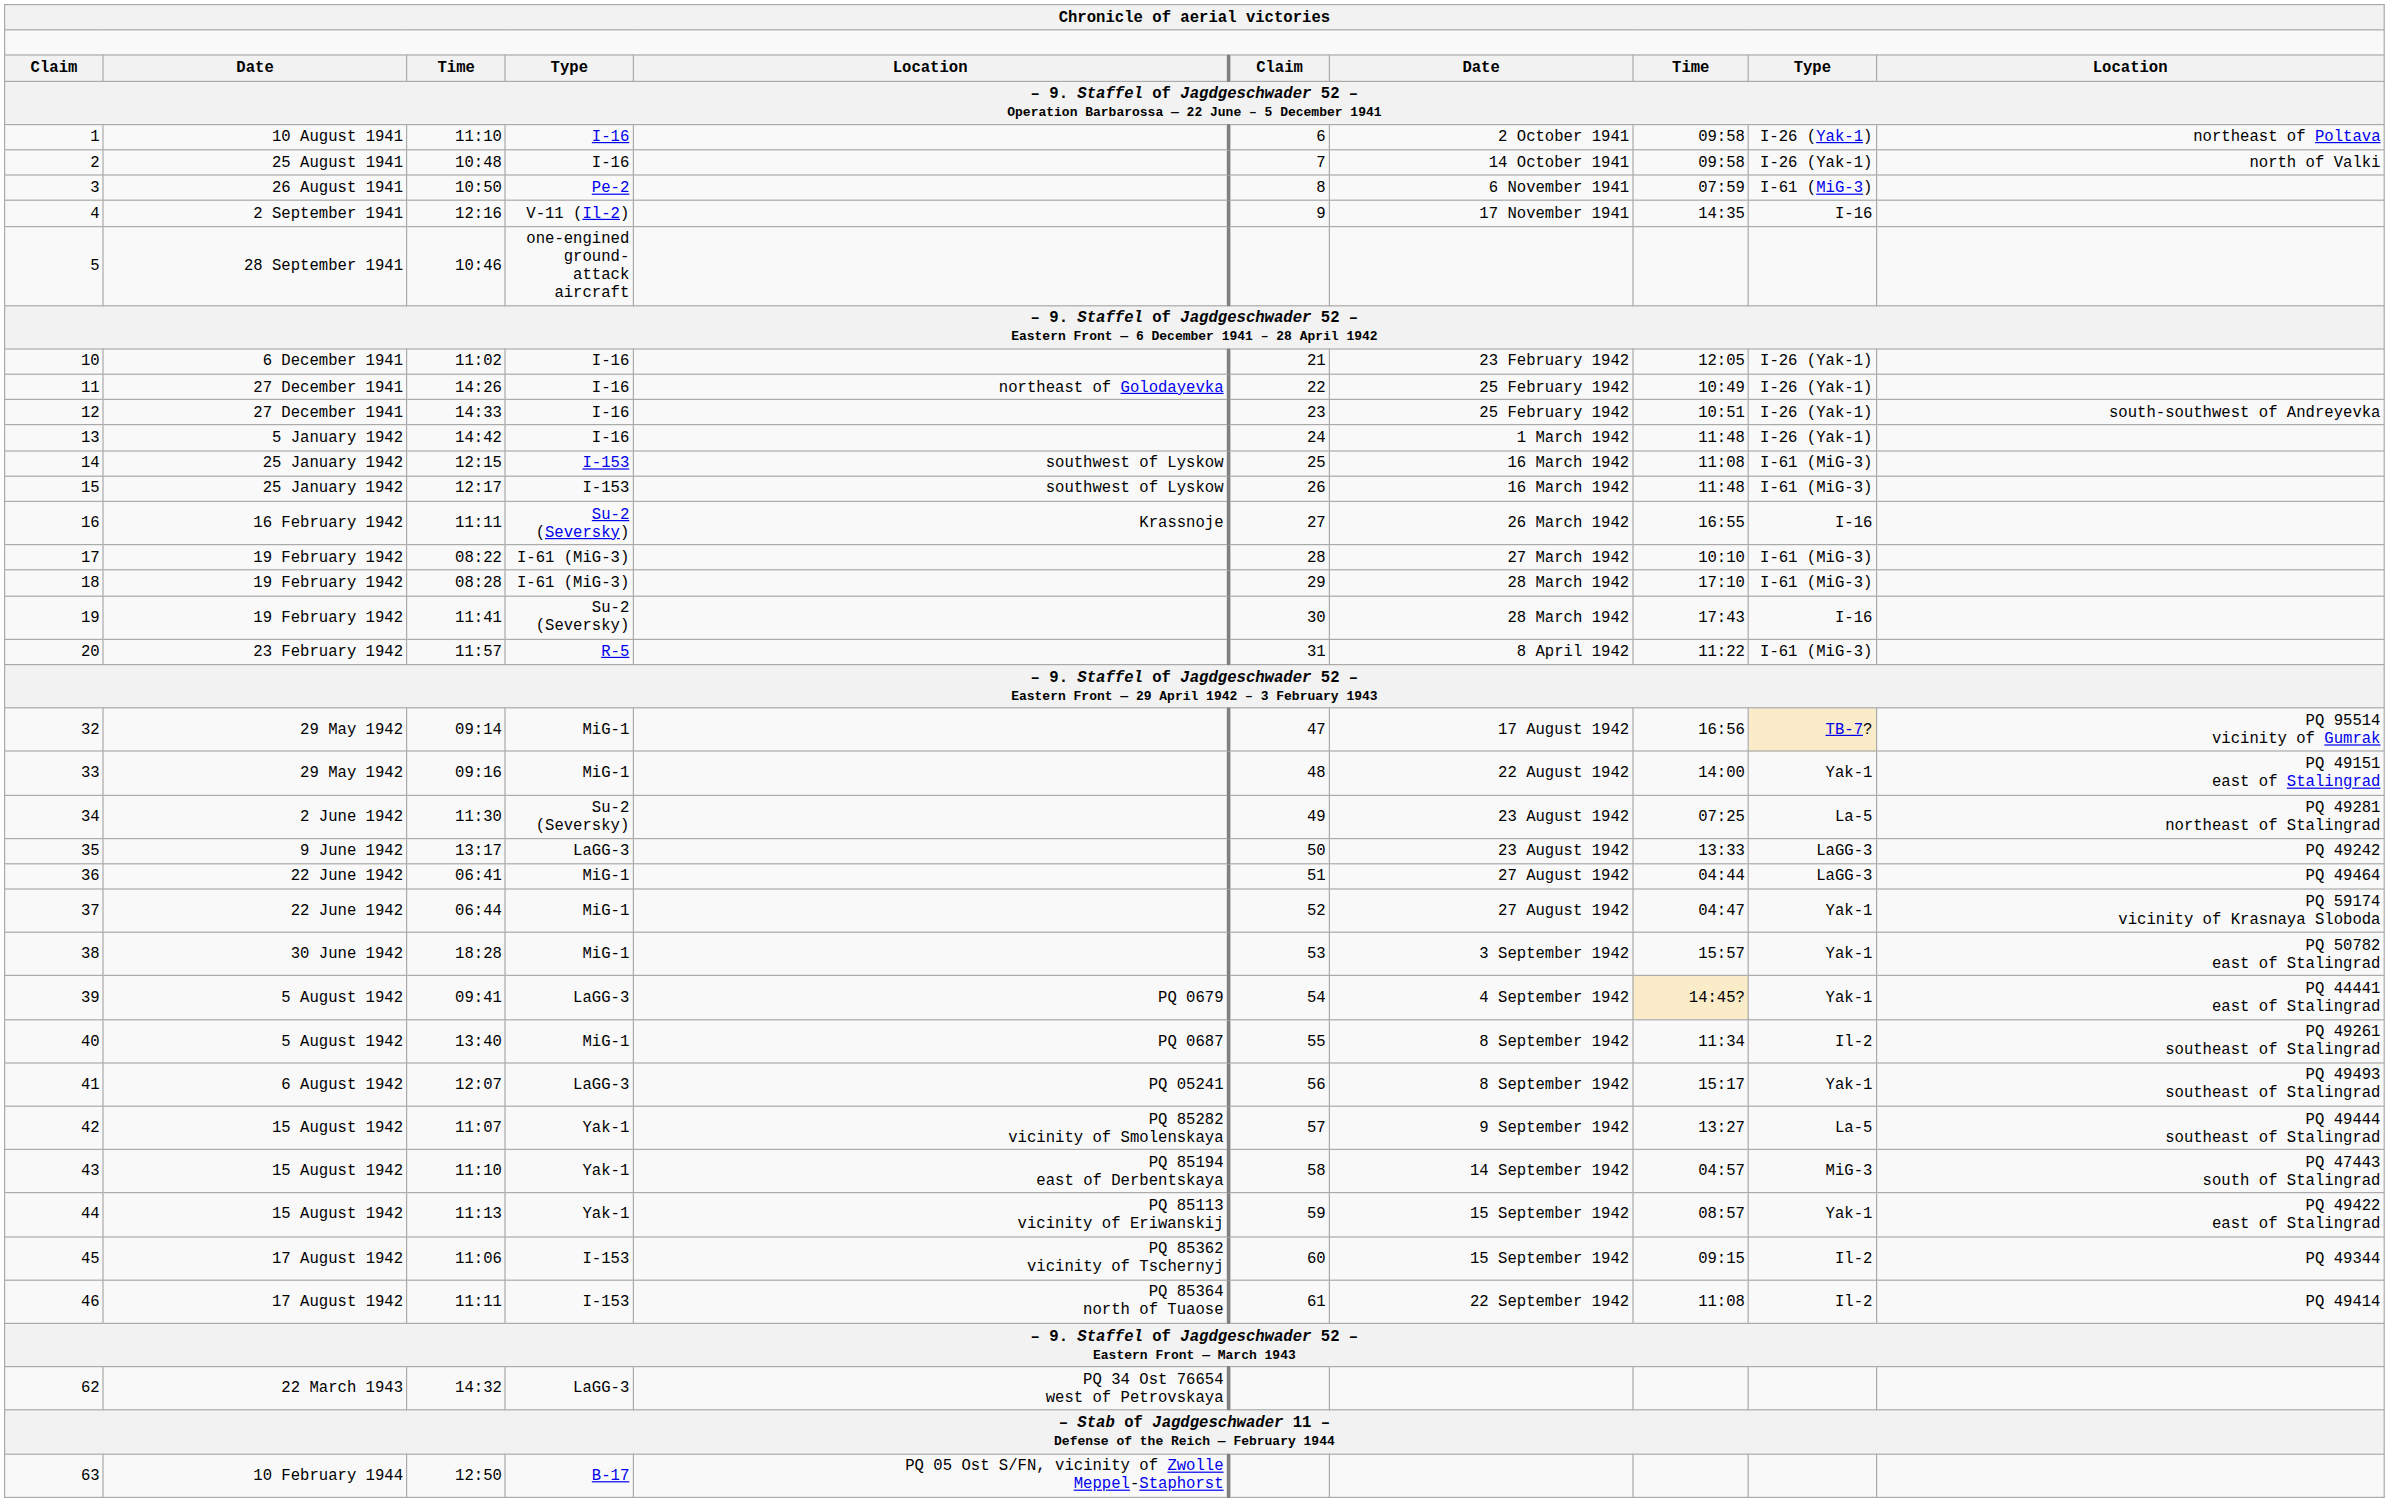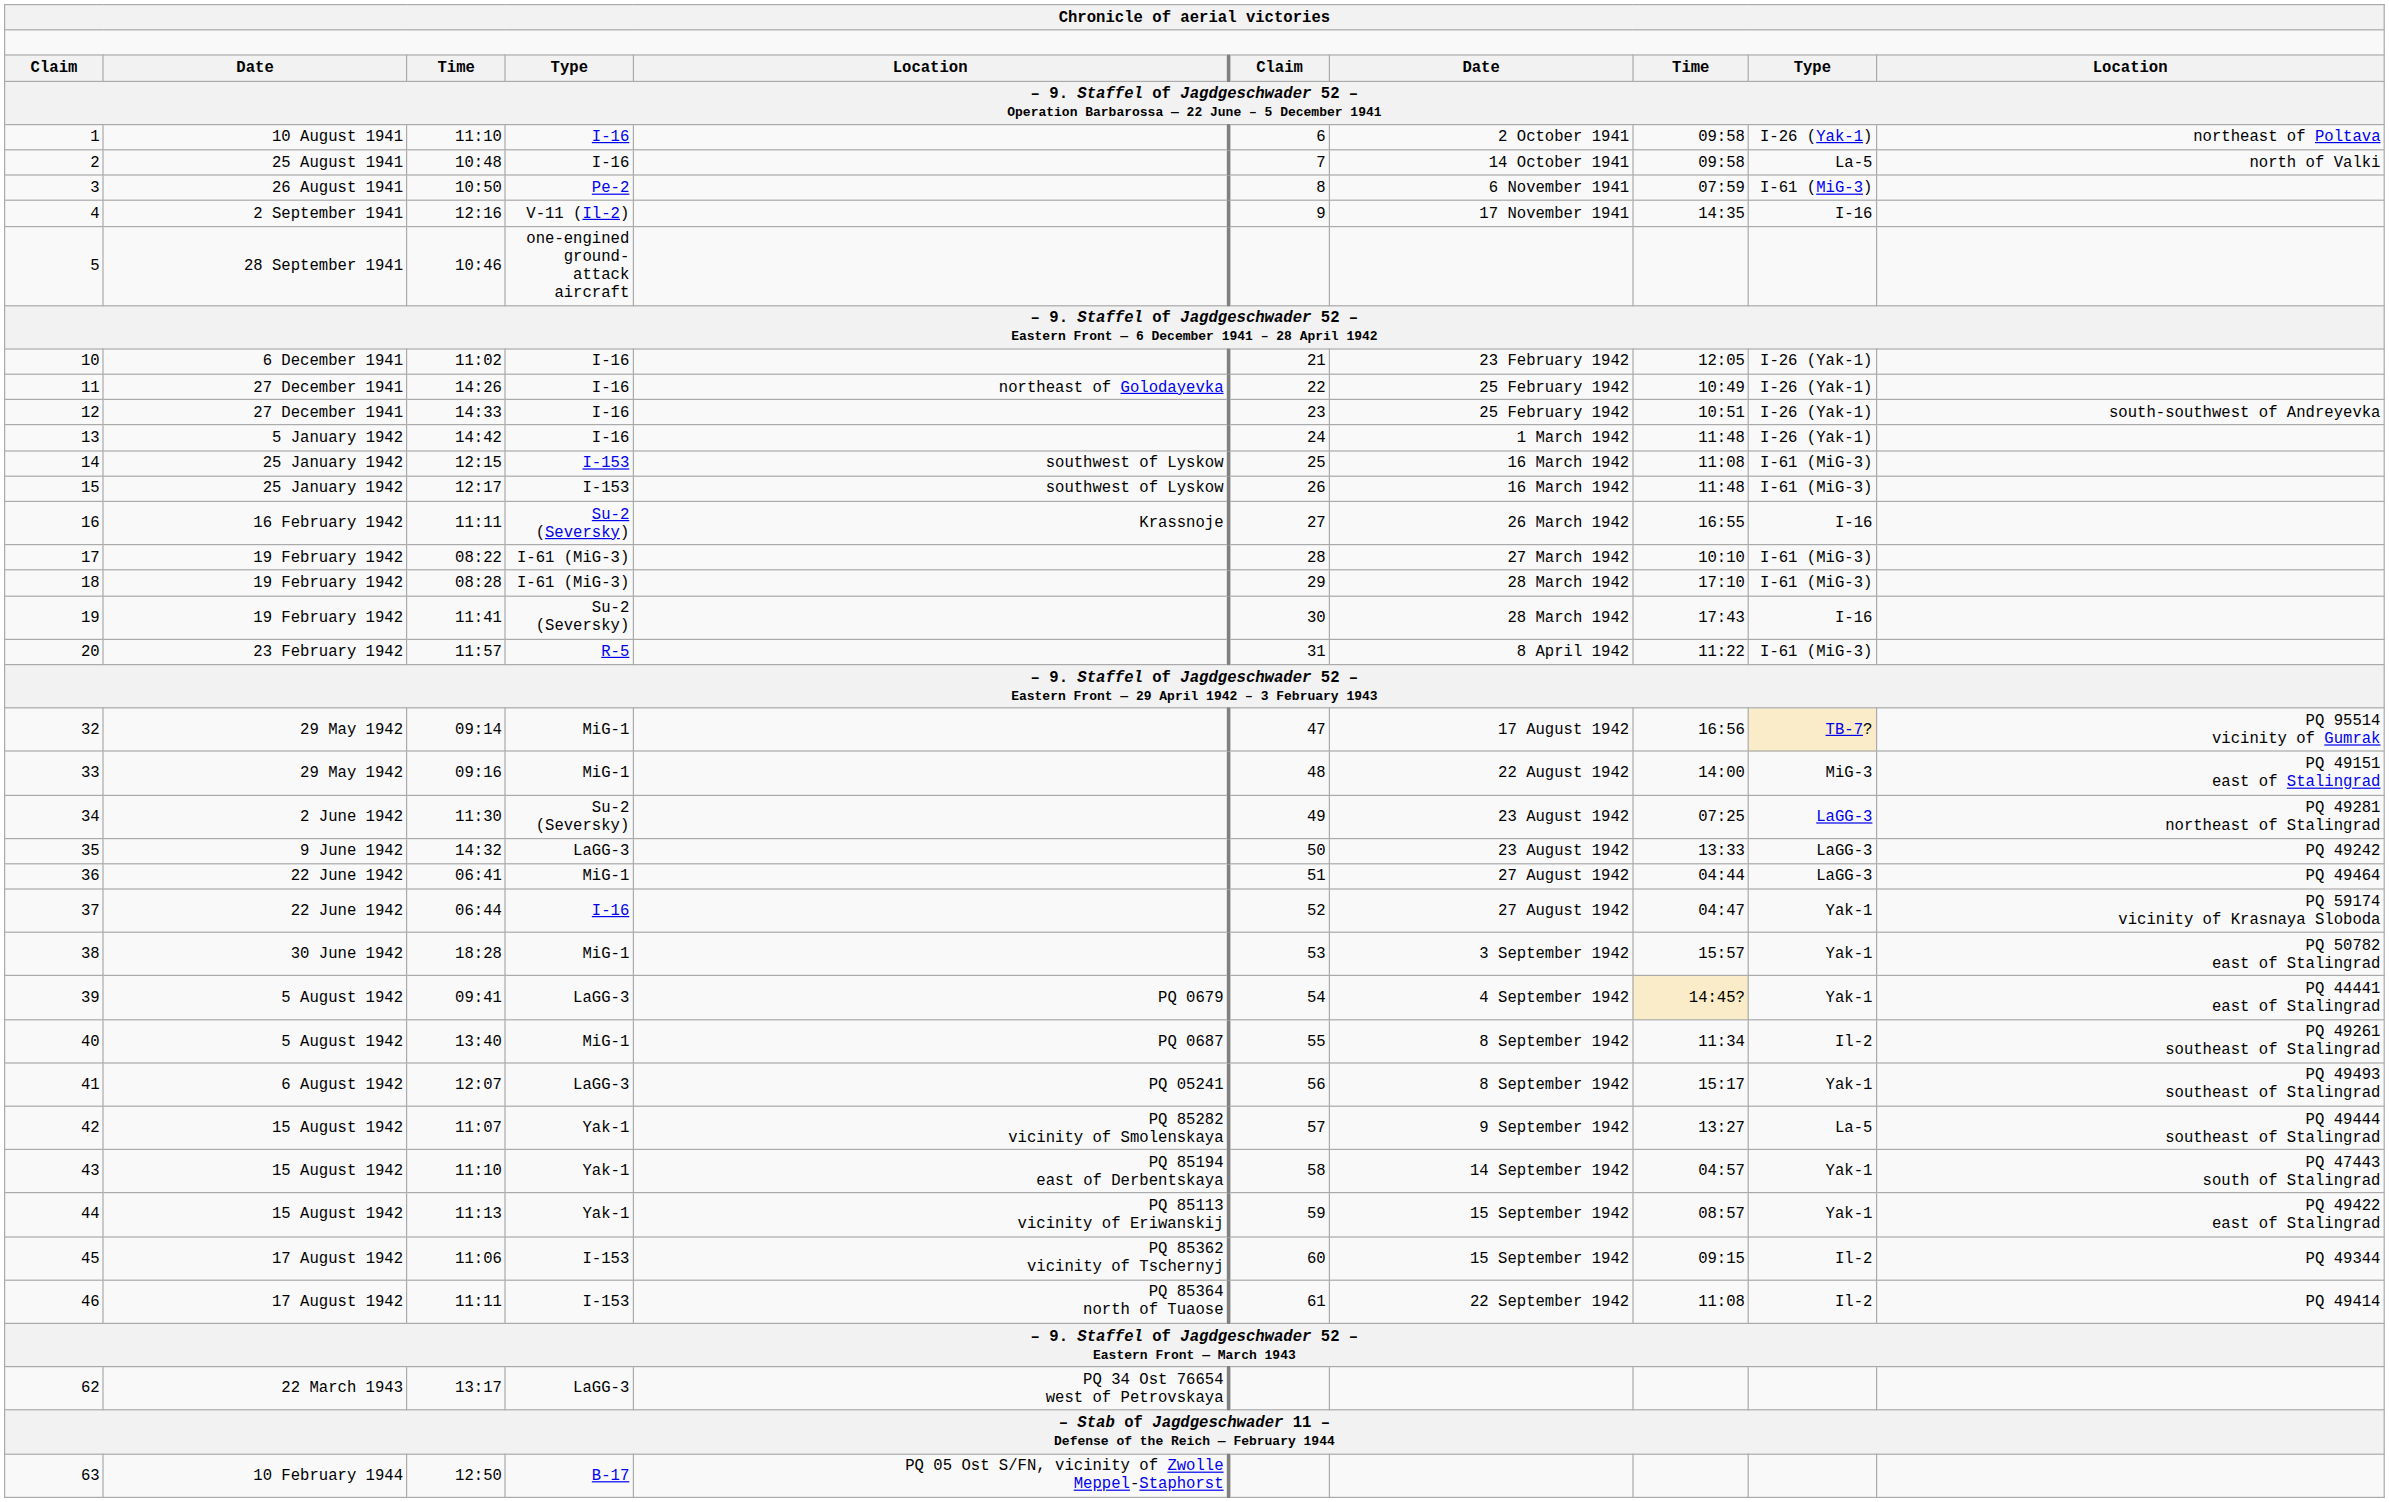(1816, 162) I-26 (Yak-1) -> (1854, 162) La-5
(1849, 773) Yak-1 -> (1849, 773) MiG-3
(1854, 817) La-5 -> (1844, 817) LaGG-3
(478, 851) 13:17 -> (478, 851) 14:32
(606, 911) MiG-1 -> (611, 911) I-16
(1849, 1171) MiG-3 -> (1849, 1171) Yak-1
(478, 1388) 14:32 -> (478, 1388) 13:17
